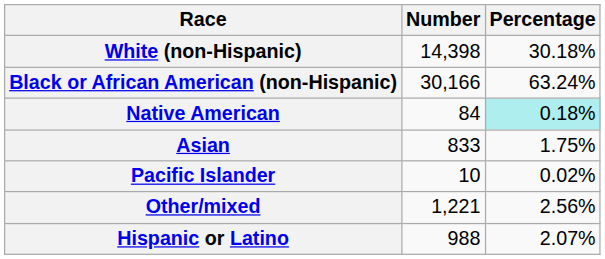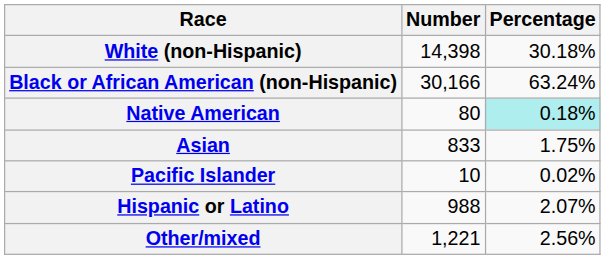(469, 113) 84 -> (469, 113) 80
rows swapped: (203, 207) <-> (203, 238)
